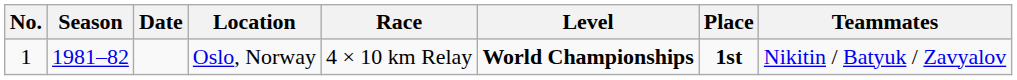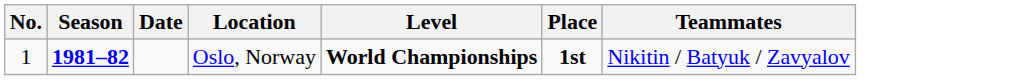- column: (399, 21)
(90, 56) normal -> (90, 56) bold
